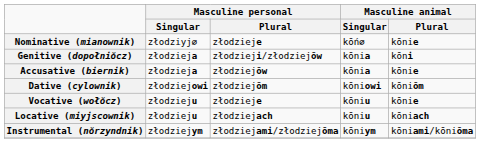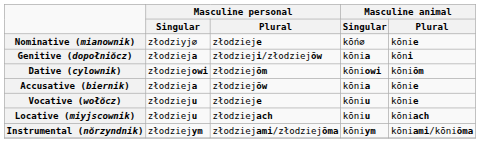rows swapped: (75, 86) <-> (75, 71)
